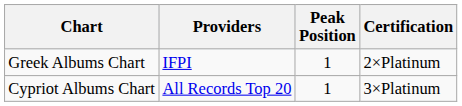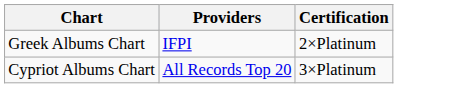- column: (327, 26)
